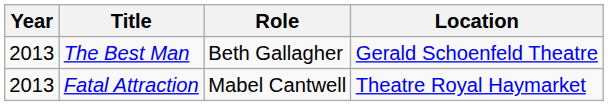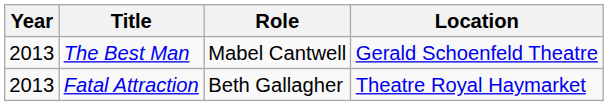(276, 53) Beth Gallagher -> (277, 53) Mabel Cantwell
(277, 85) Mabel Cantwell -> (276, 85) Beth Gallagher
